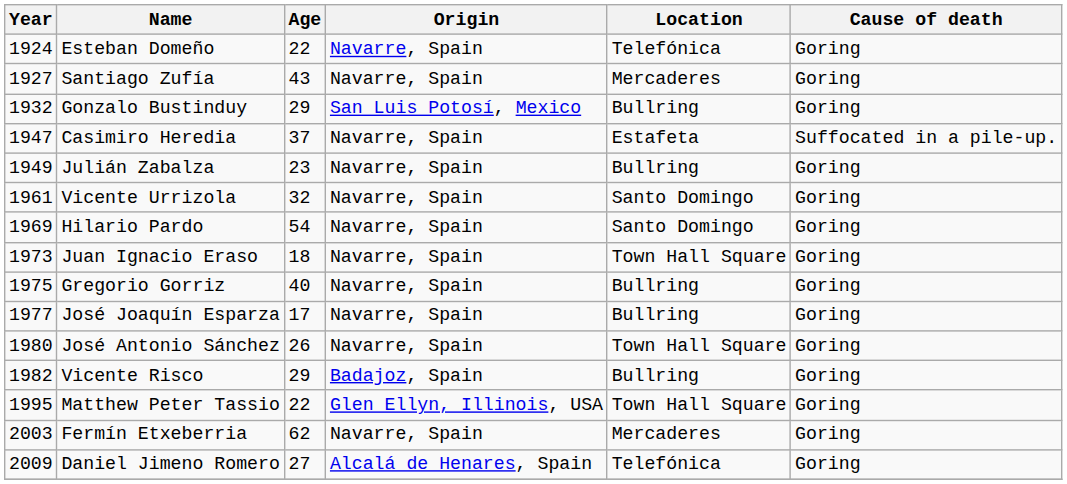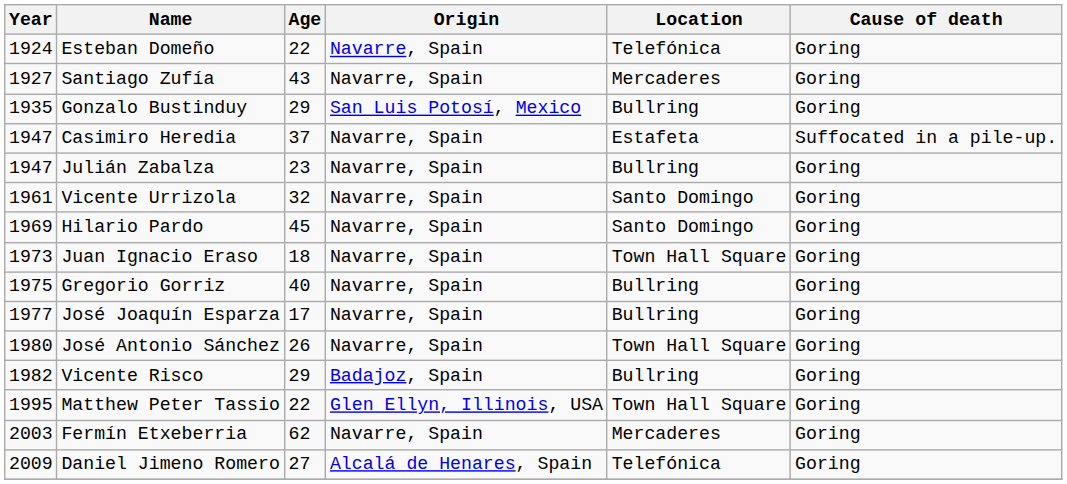(31, 109) 1932 -> (31, 109) 1935
(31, 168) 1949 -> (31, 168) 1947
(299, 227) 54 -> (299, 227) 45
